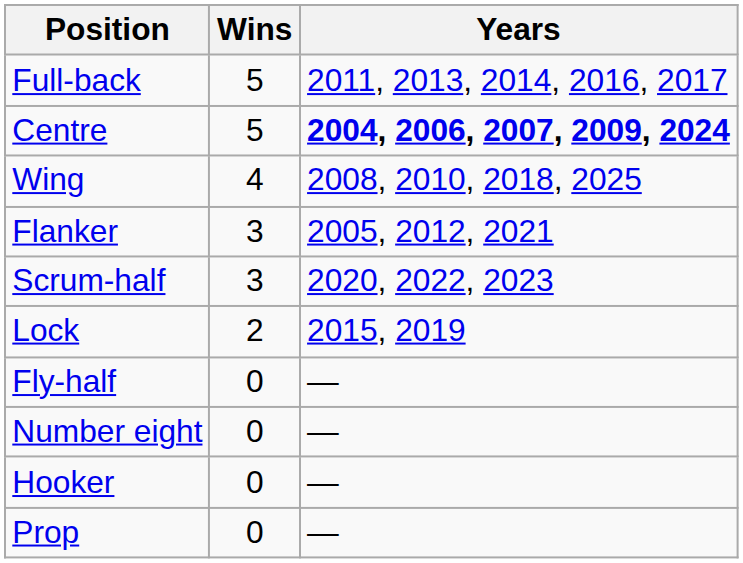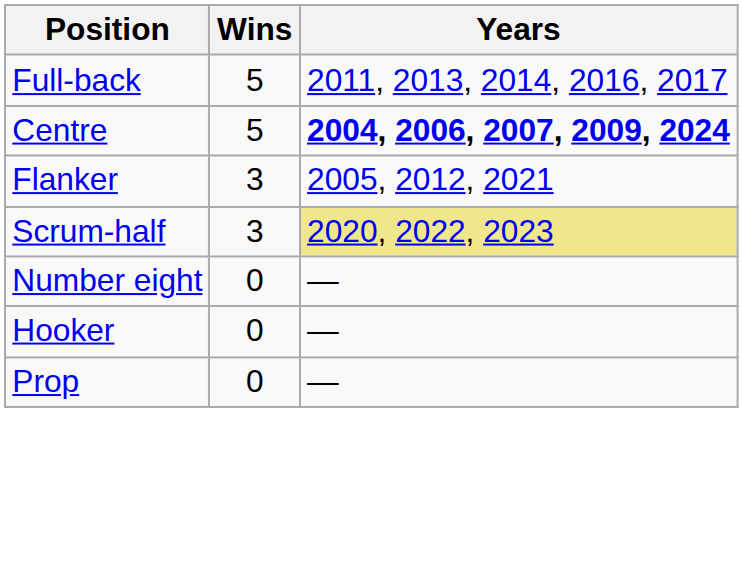- row: (48, 180)
(430, 280) no background -> (430, 230) khaki background
- row: (46, 331)
- row: (64, 381)
